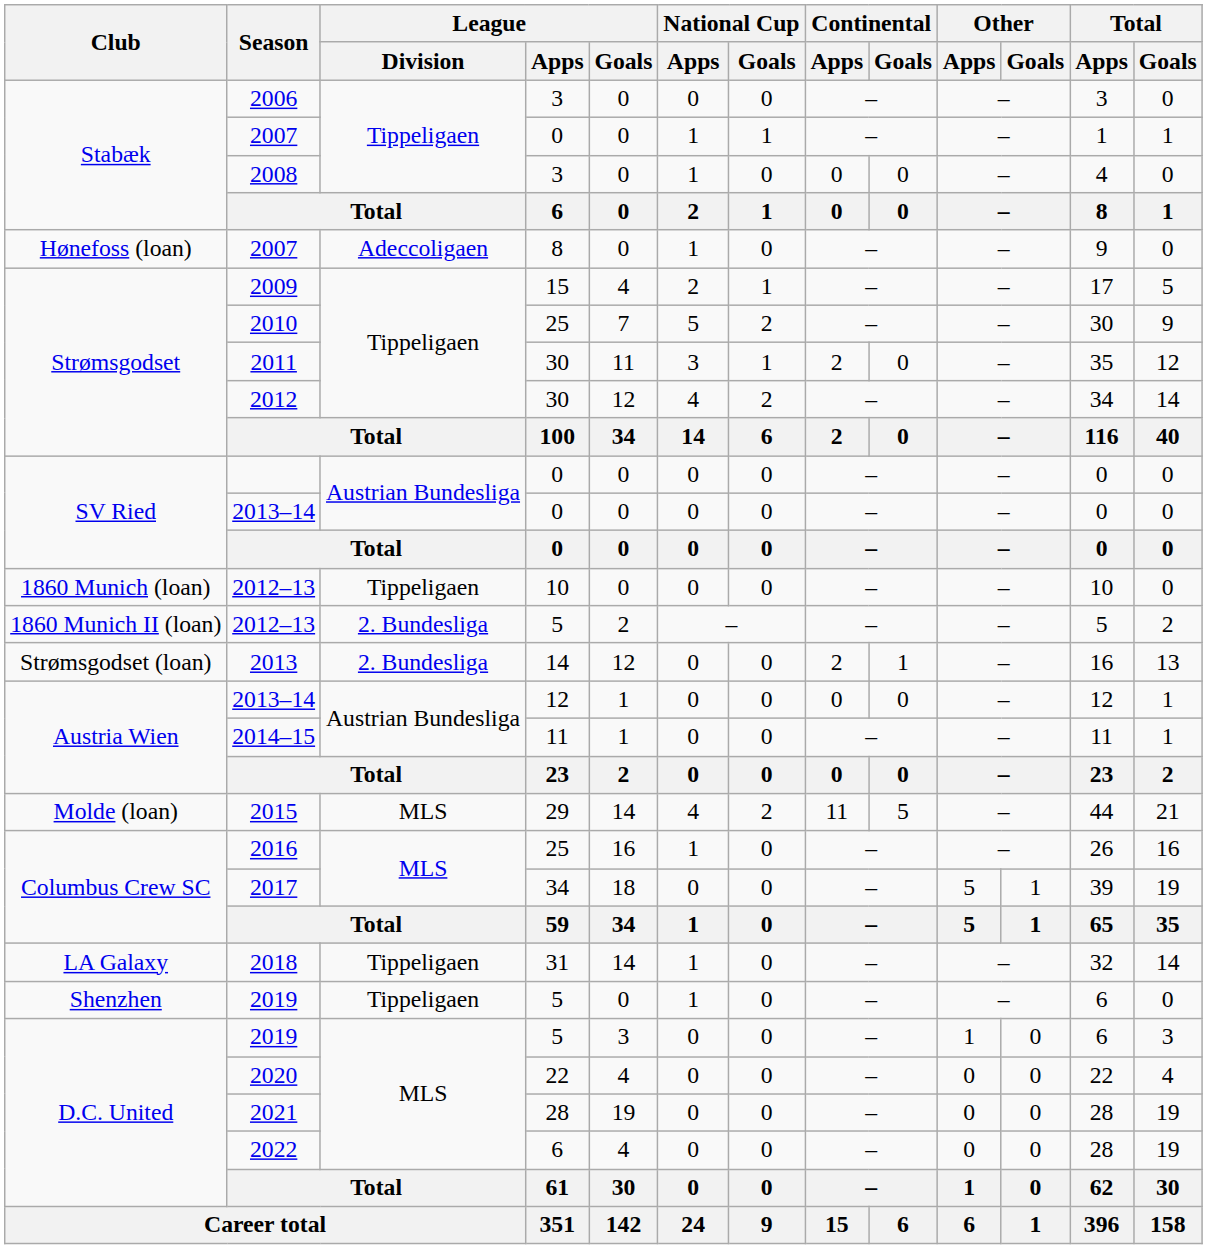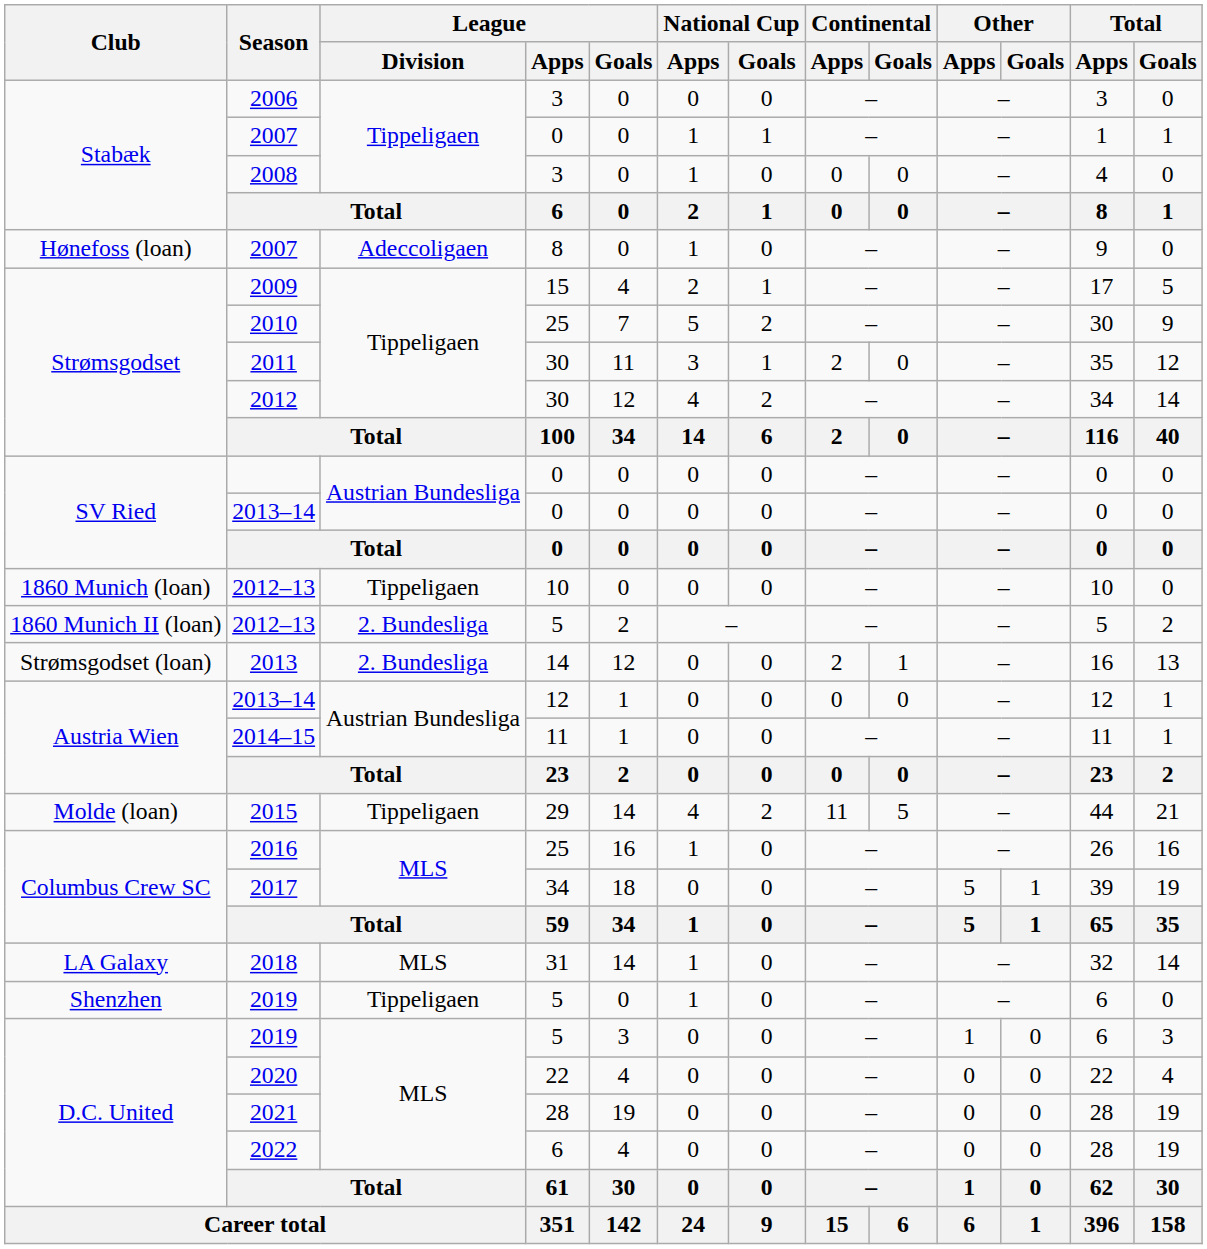(423, 811) MLS -> (423, 811) Tippeligaen
(423, 962) Tippeligaen -> (423, 962) MLS
